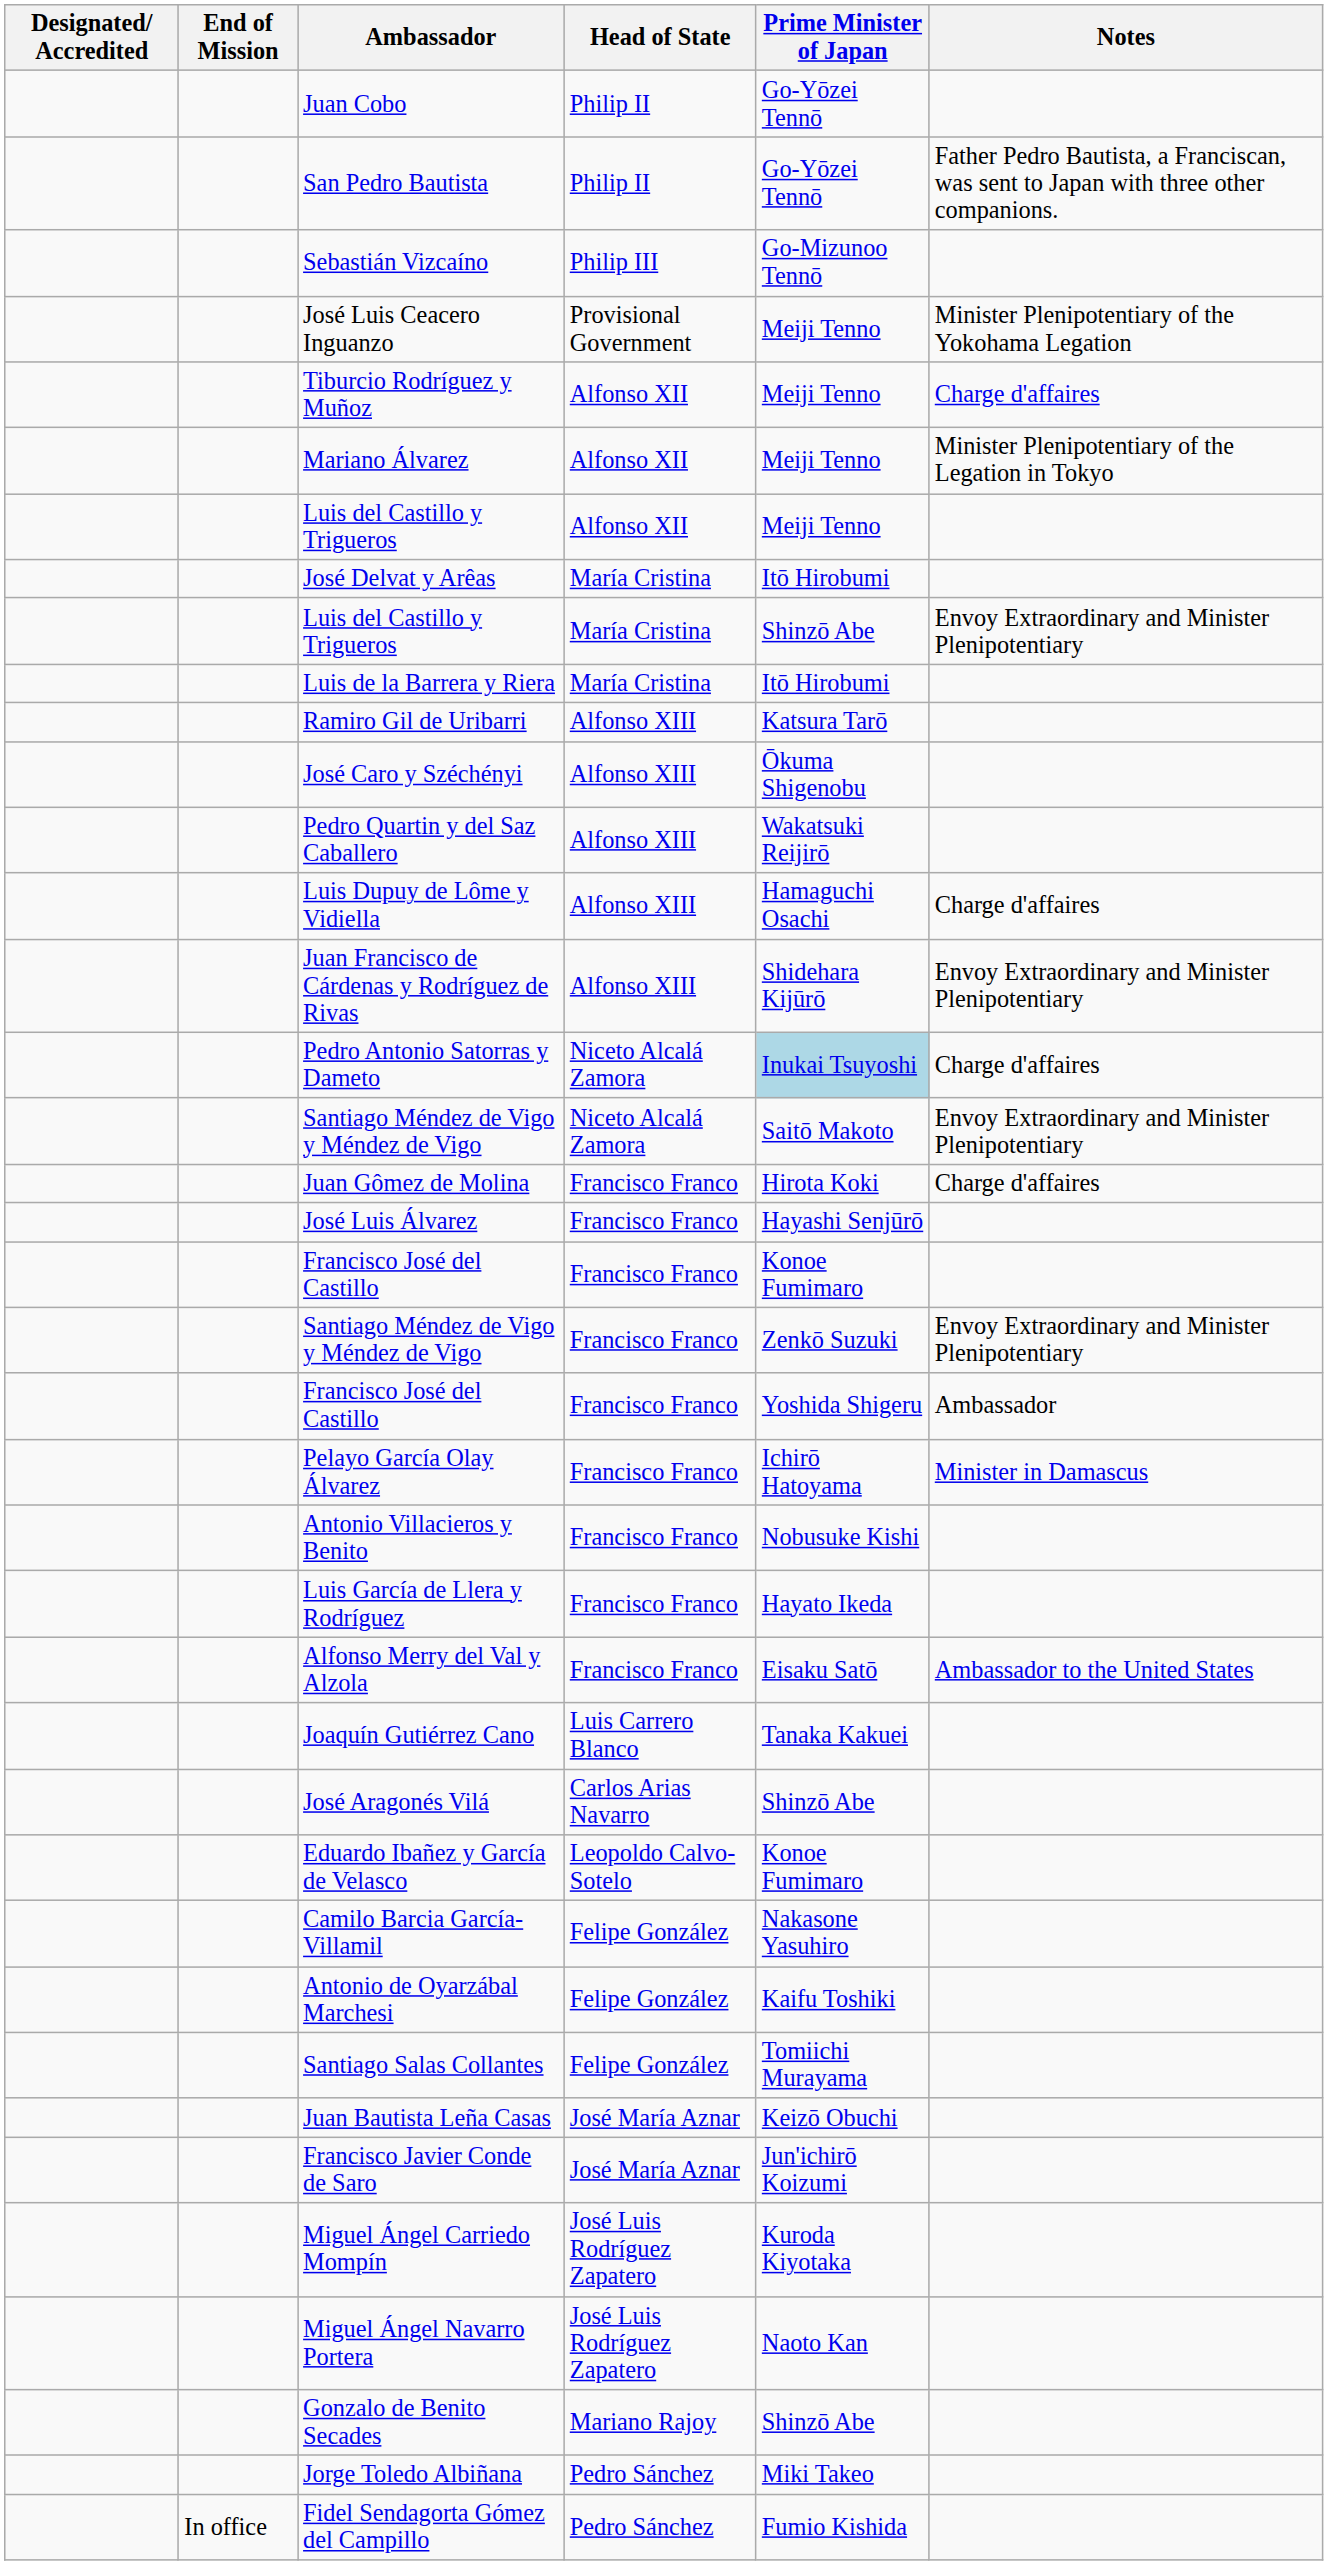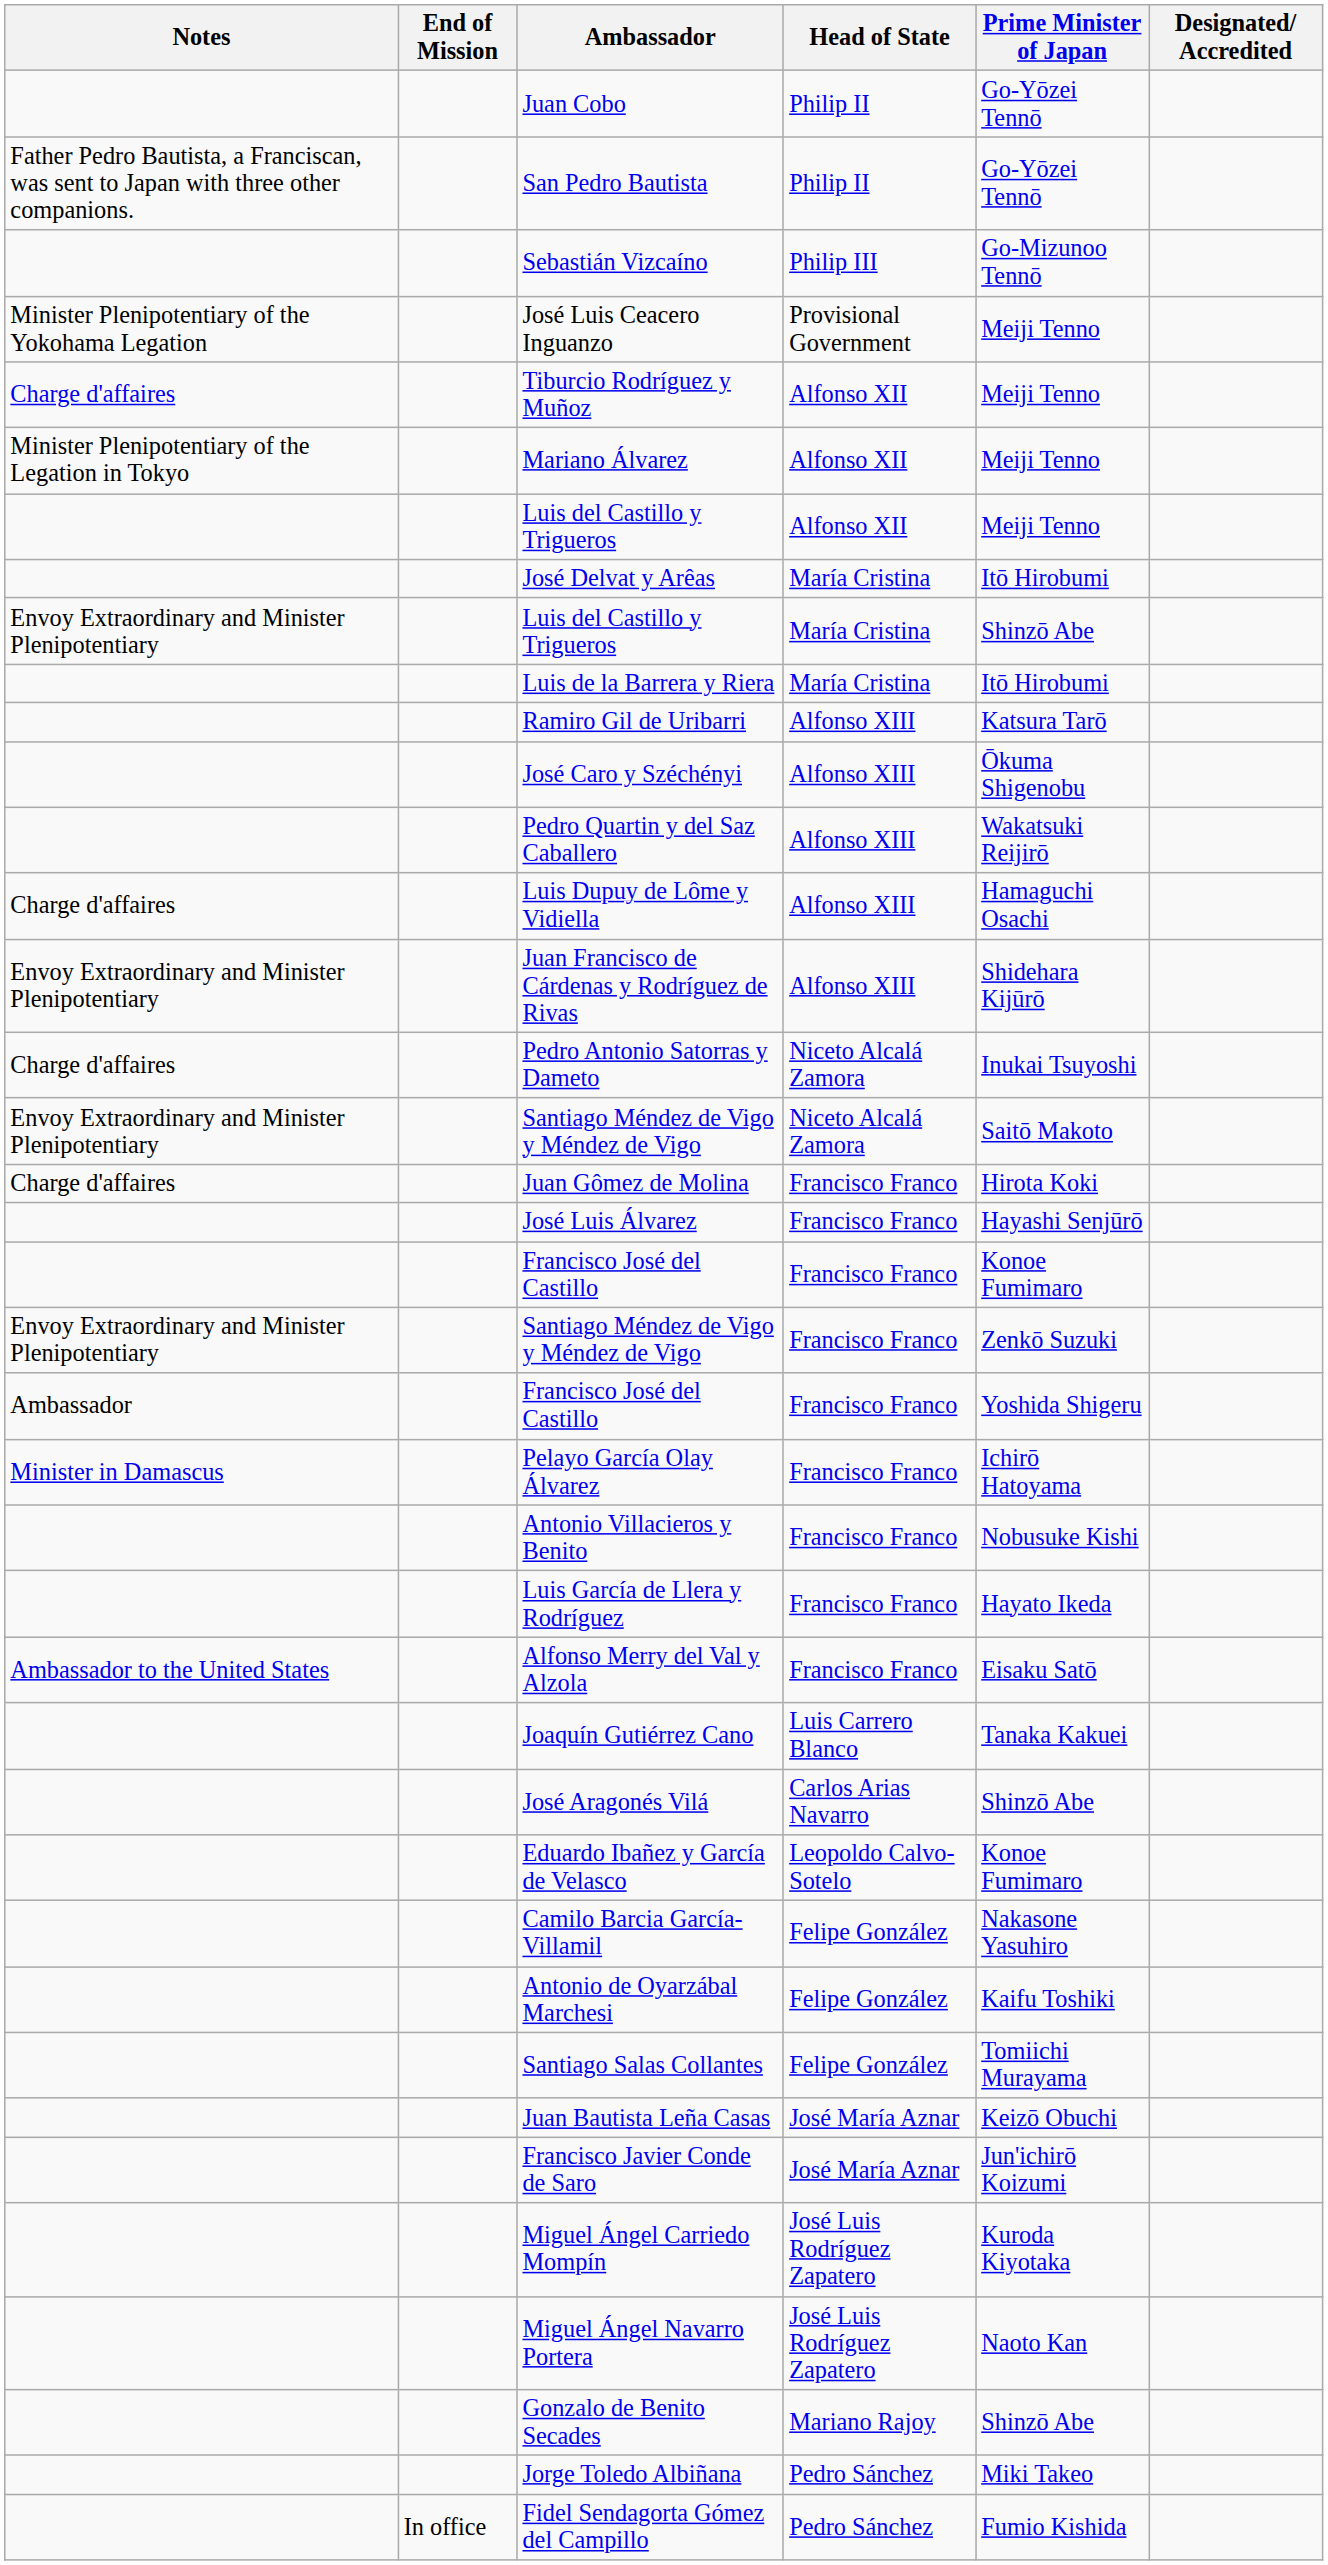columns swapped: (92, 37) <-> (1126, 37)
(839, 1064) lightblue background -> (1059, 1064) no background
